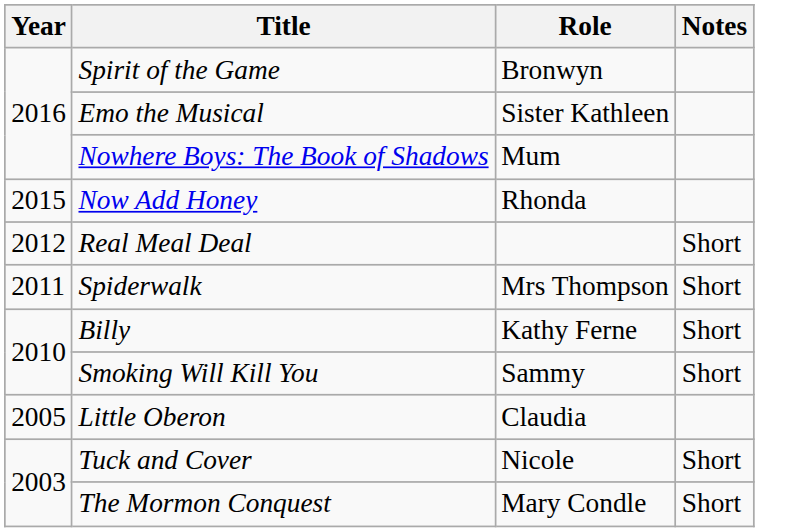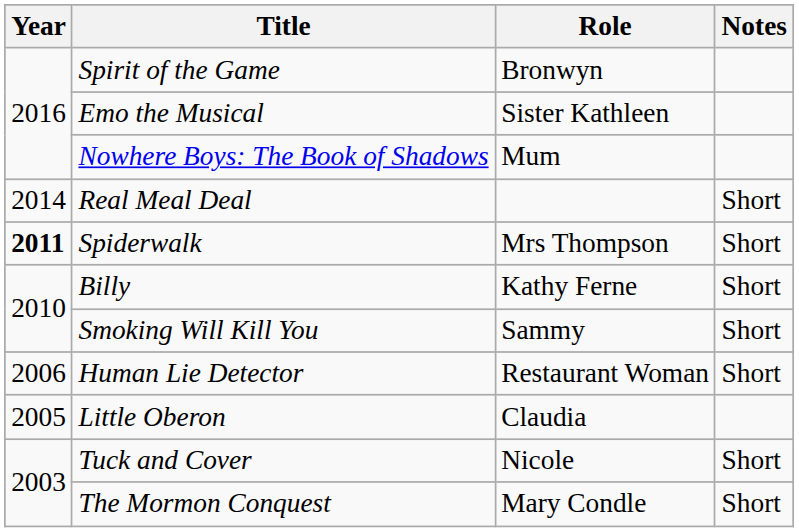- row: (168, 199)
(39, 243) 2012 -> (39, 199) 2014
(38, 286) normal -> (38, 243) bold
+ row: (191, 373)
